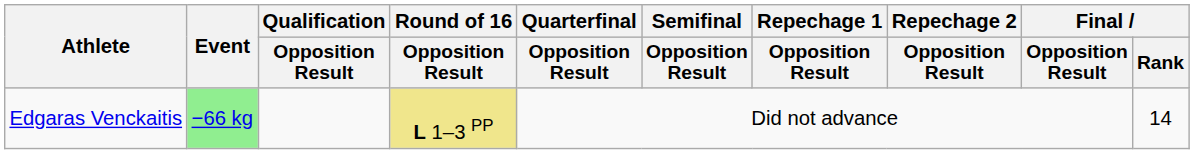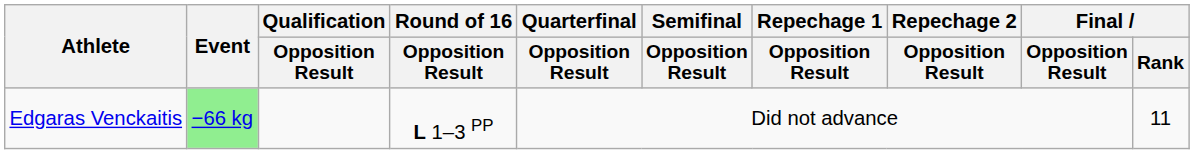(454, 130) khaki background -> (454, 130) no background
(1160, 119) 14 -> (1160, 119) 11
